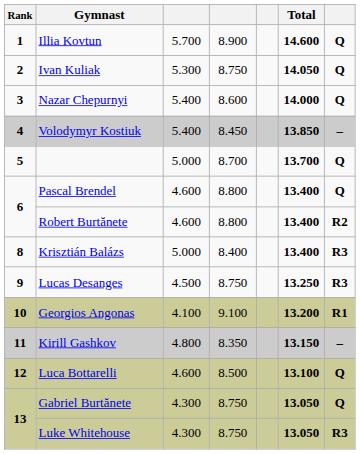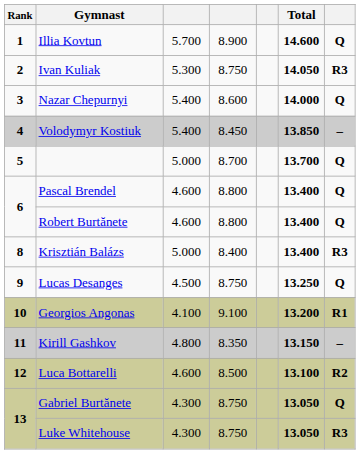(340, 70) Q -> (340, 70) R3
(340, 221) R2 -> (340, 221) Q
(340, 282) R3 -> (340, 282) Q
(340, 373) Q -> (340, 373) R2
